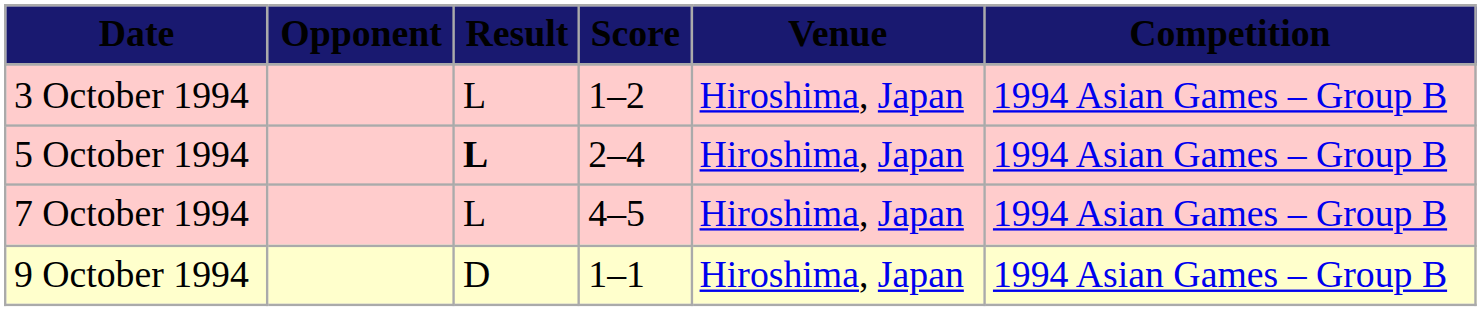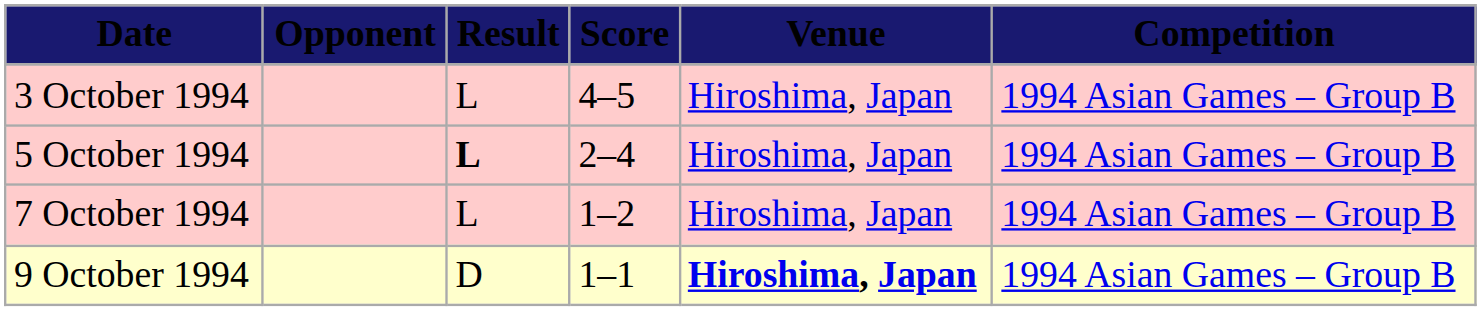(617, 94) 1–2 -> (607, 94) 4–5
(617, 214) 4–5 -> (607, 214) 1–2
(832, 273) normal -> (832, 273) bold
